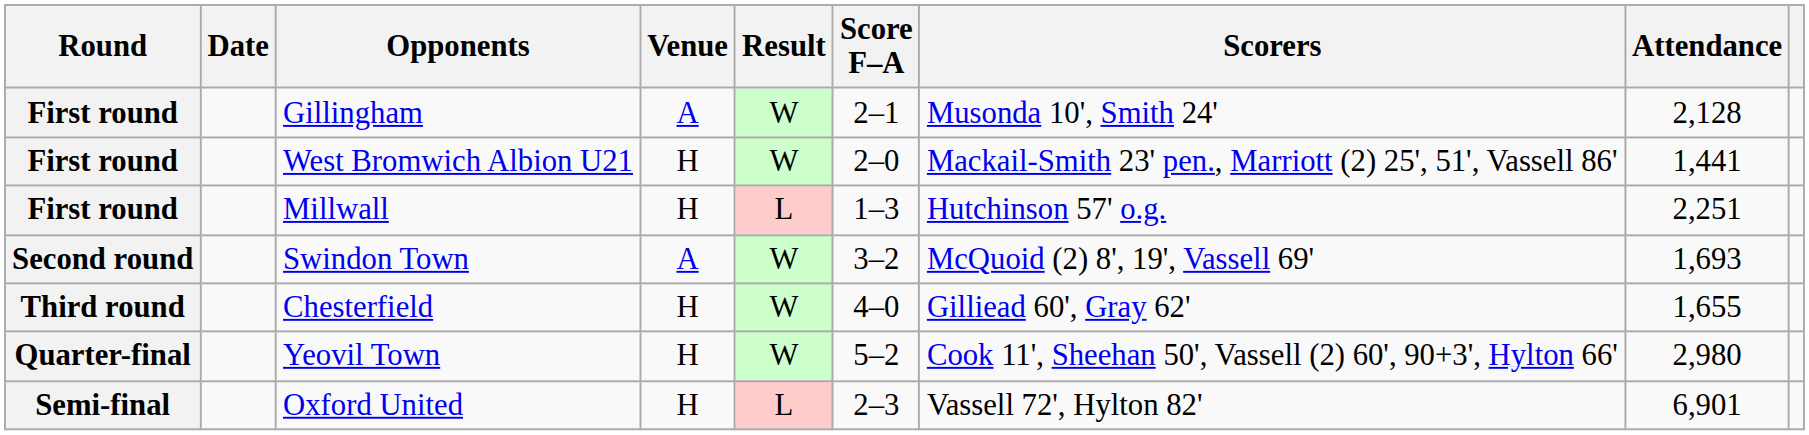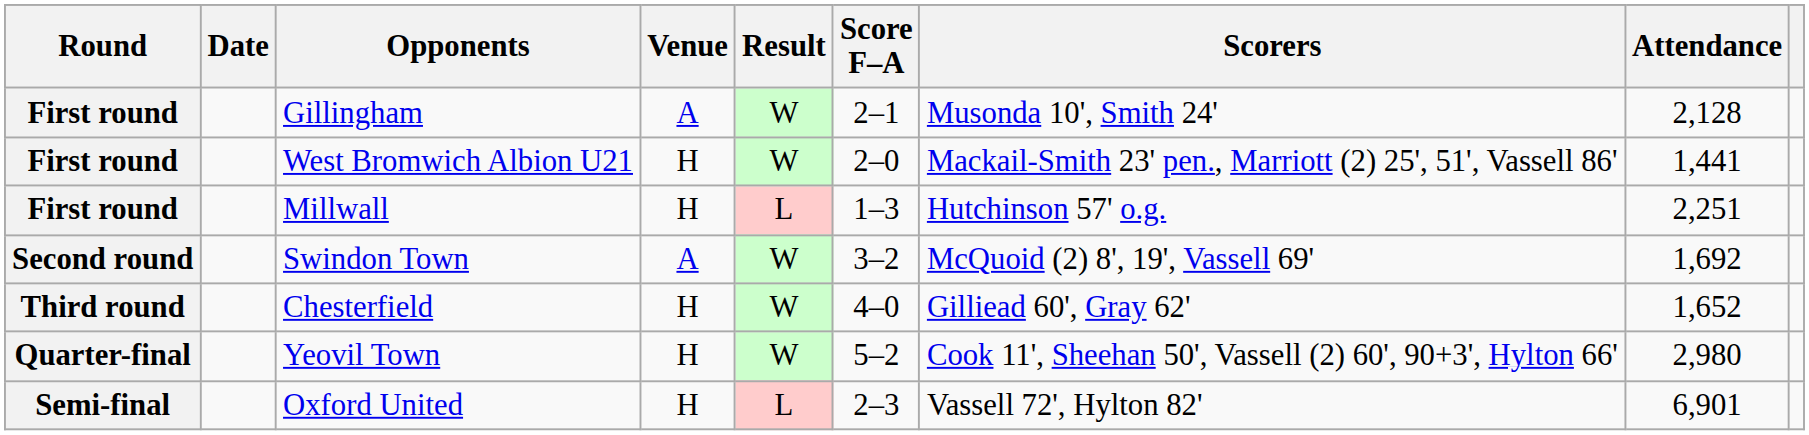(1707, 258) 1,693 -> (1707, 258) 1,692
(1707, 307) 1,655 -> (1707, 307) 1,652
